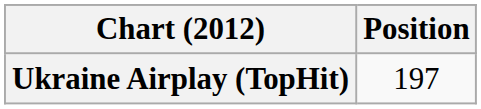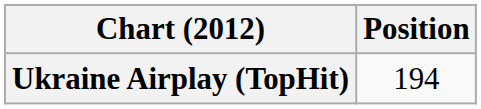(416, 77) 197 -> (416, 77) 194
